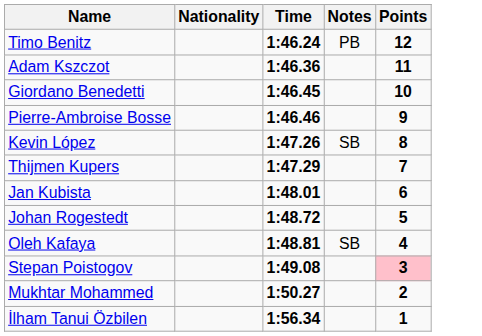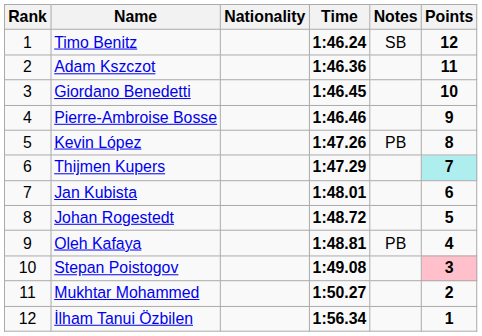+ column: (28, 17)
(350, 42) PB -> (396, 42) SB
(350, 142) SB -> (396, 142) PB
(403, 167) no background -> (449, 167) paleturquoise background
(350, 243) SB -> (396, 243) PB
